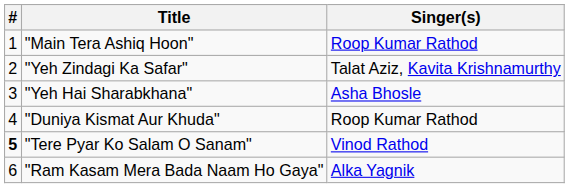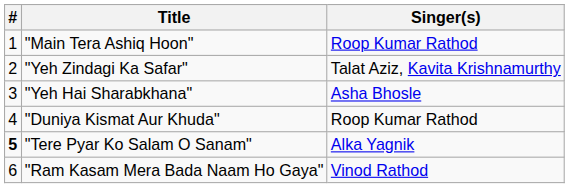(379, 145) Vinod Rathod -> (373, 145) Alka Yagnik
(373, 171) Alka Yagnik -> (379, 171) Vinod Rathod
